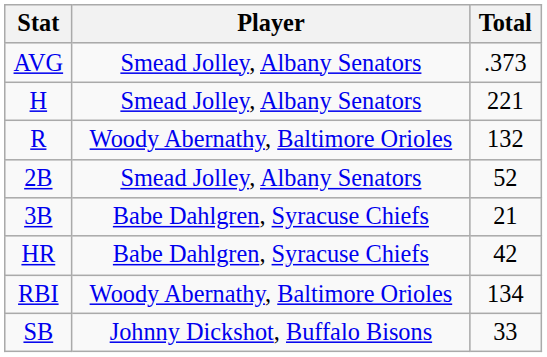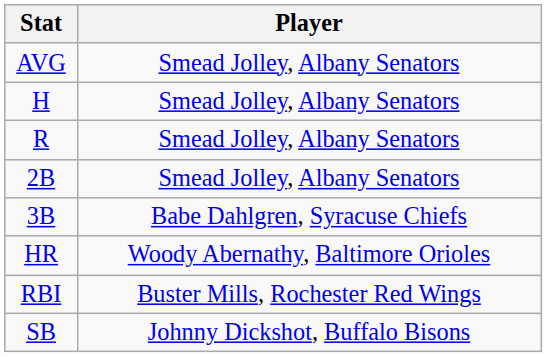- column: (505, 23)
(271, 139) Woody Abernathy, Baltimore Orioles -> (309, 139) Smead Jolley, Albany Senators
(271, 255) Babe Dahlgren, Syracuse Chiefs -> (309, 255) Woody Abernathy, Baltimore Orioles
(271, 293) Woody Abernathy, Baltimore Orioles -> (309, 293) Buster Mills, Rochester Red Wings
